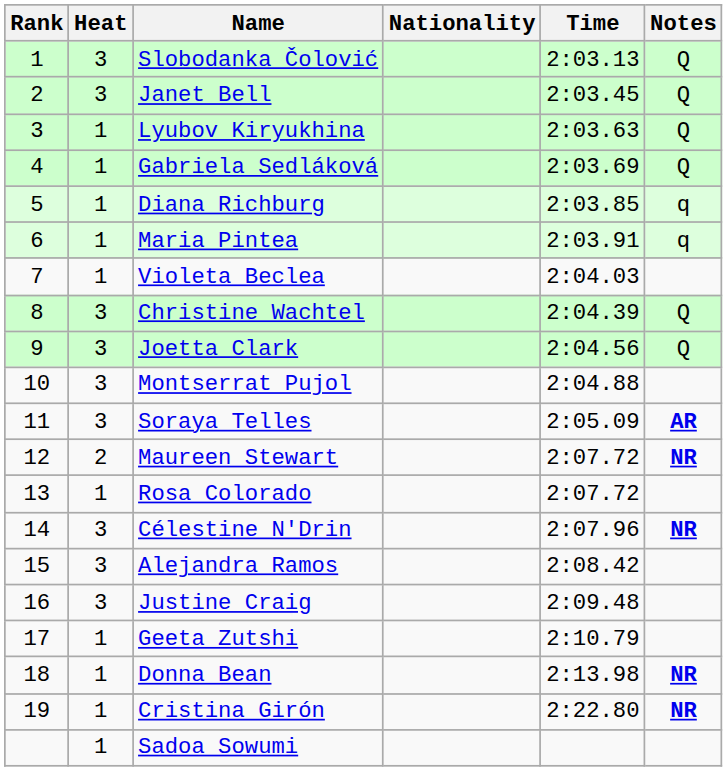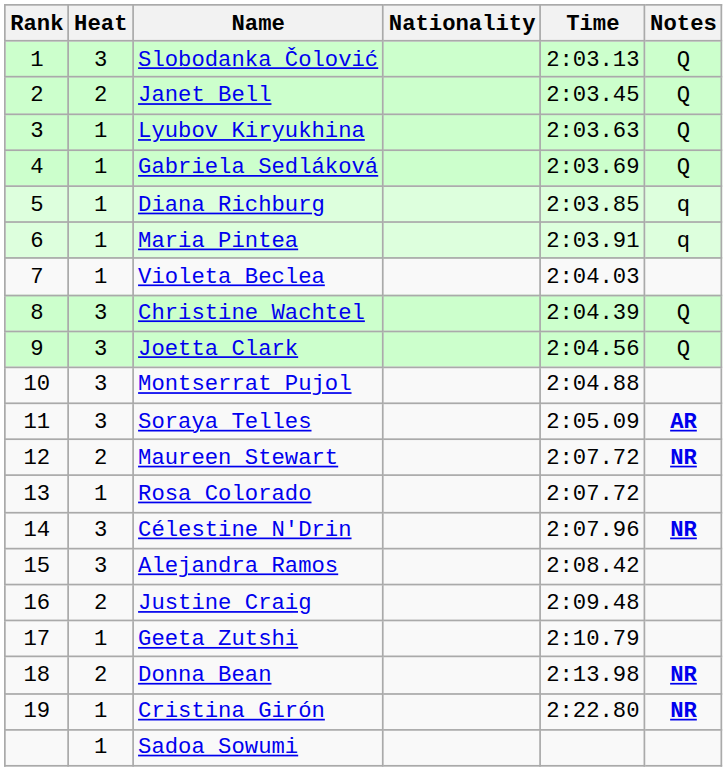(101, 95) 3 -> (101, 95) 2
(101, 603) 3 -> (101, 603) 2
(101, 675) 1 -> (101, 675) 2
